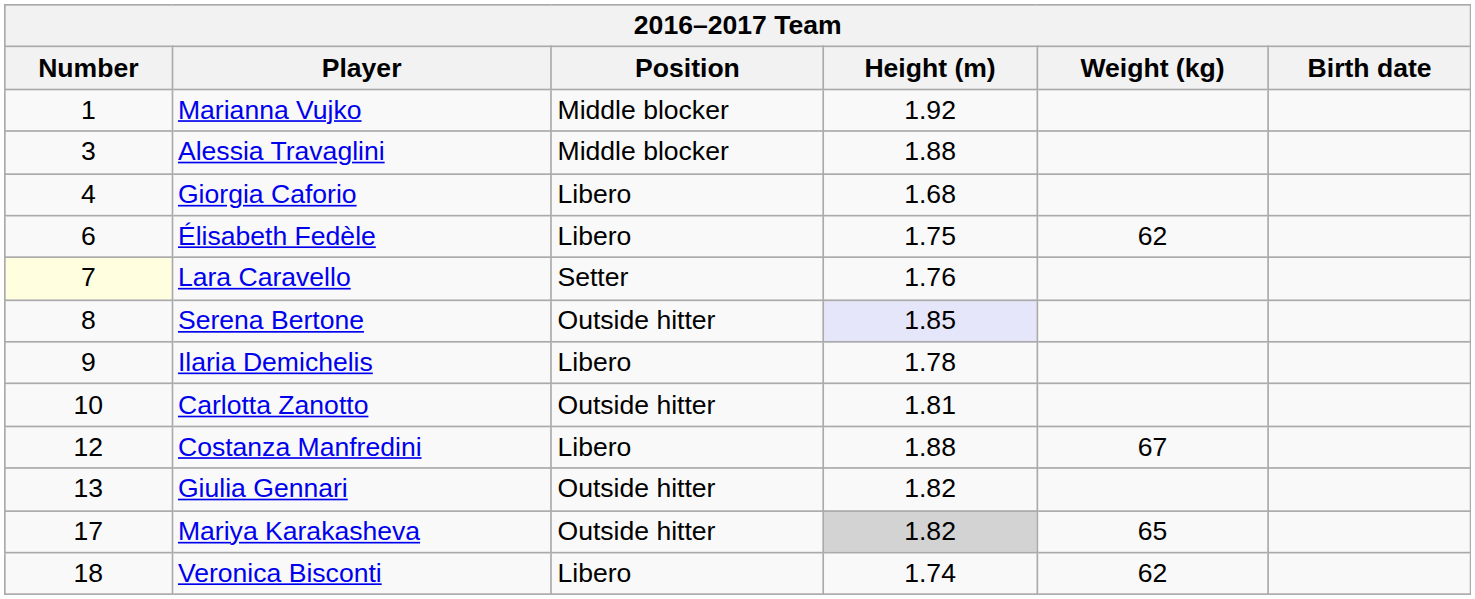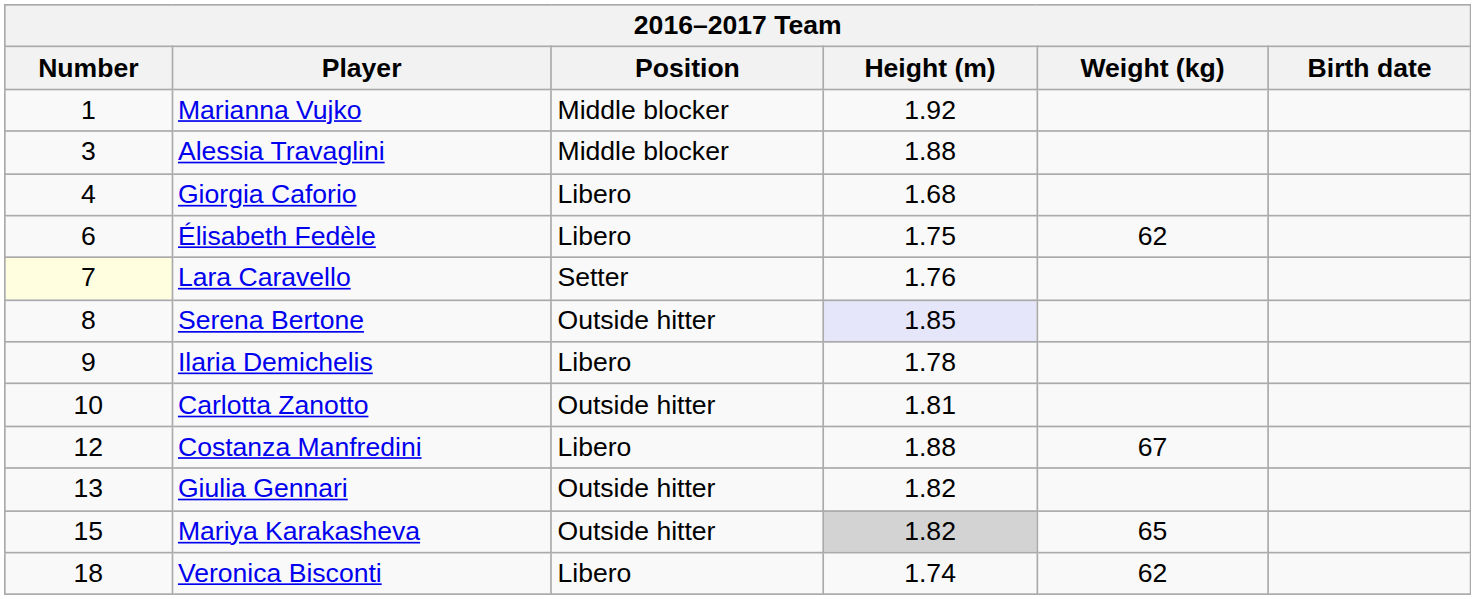(88, 531) 17 -> (88, 531) 15
